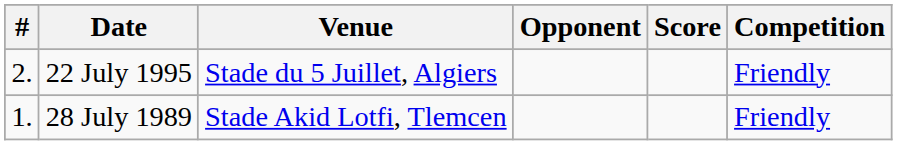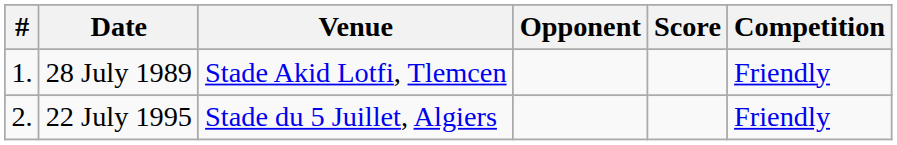rows swapped: (119, 116) <-> (119, 71)
